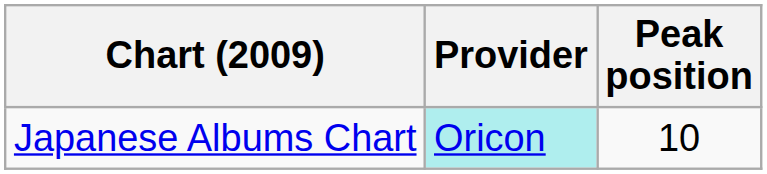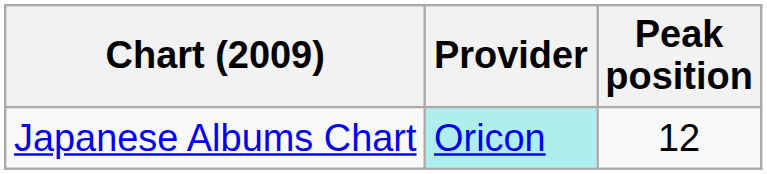(679, 137) 10 -> (679, 137) 12
